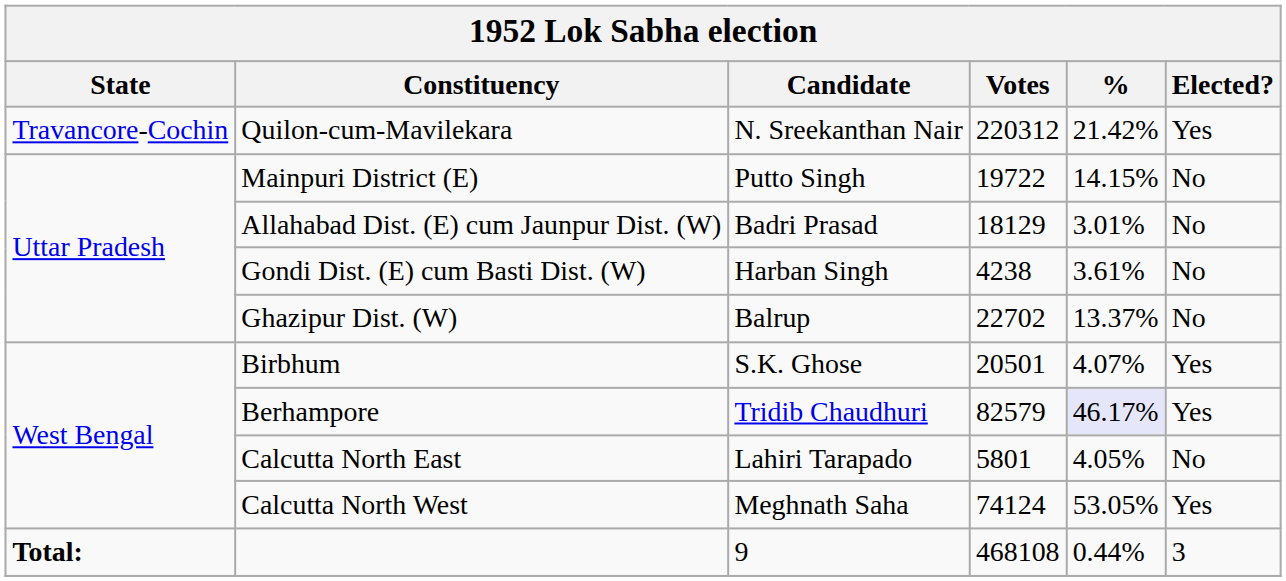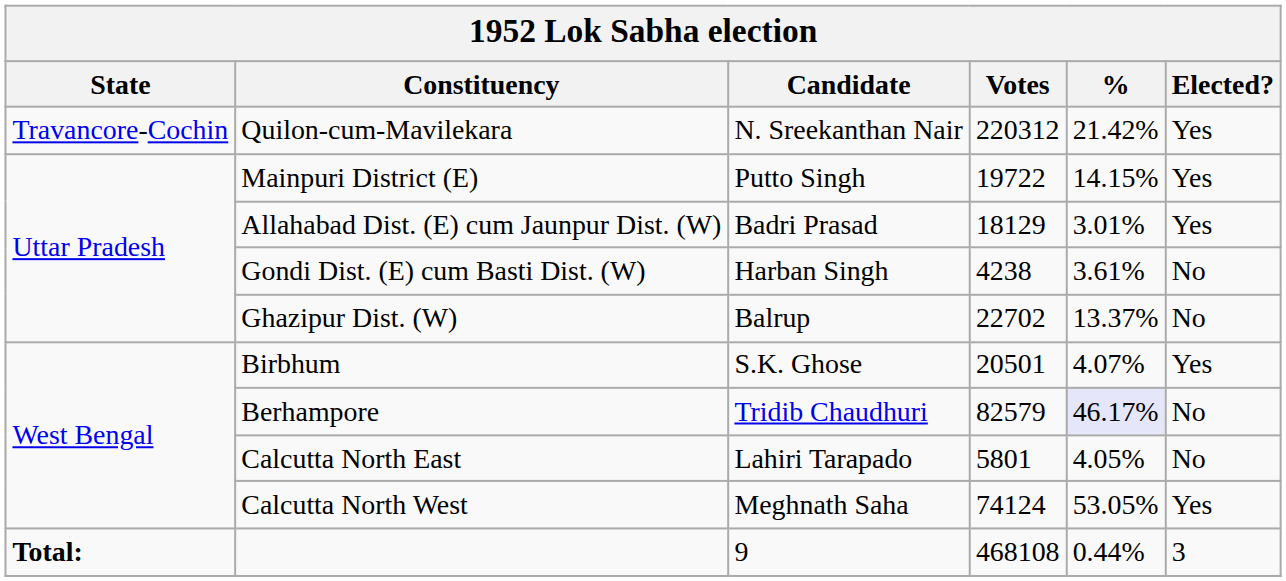(1189, 177) No -> (1192, 177) Yes
(1189, 224) No -> (1192, 224) Yes
(1192, 411) Yes -> (1189, 411) No
